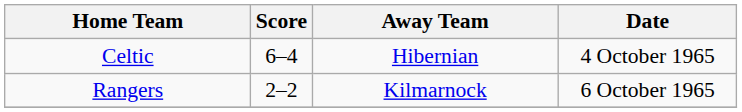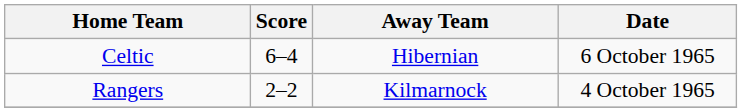(648, 55) 4 October 1965 -> (648, 55) 6 October 1965
(648, 90) 6 October 1965 -> (648, 90) 4 October 1965
